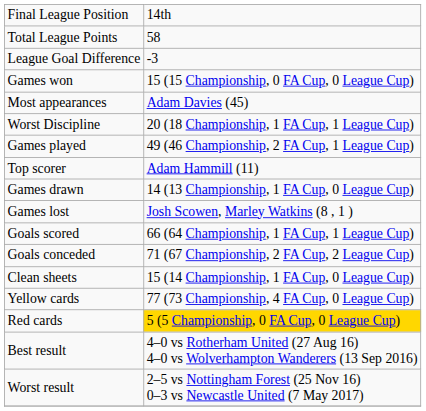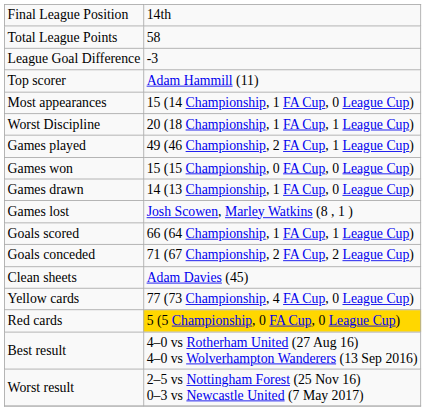rows swapped: (37, 168) <-> (40, 80)
(197, 102) Adam Davies (45) -> (280, 102) 15 (14 Championship, 1 FA Cup, 0 League Cup)
(280, 277) 15 (14 Championship, 1 FA Cup, 0 League Cup) -> (197, 277) Adam Davies (45)
